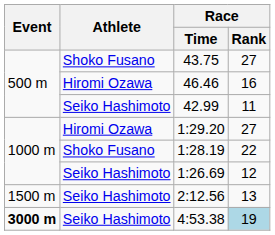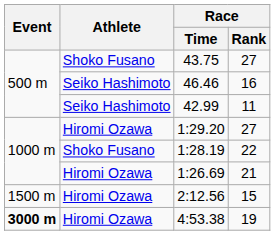(108, 84) Hiromi Ozawa -> (117, 84) Seiko Hashimoto
(117, 174) Seiko Hashimoto -> (108, 174) Hiromi Ozawa
(249, 174) 12 -> (249, 174) 21
(117, 196) Seiko Hashimoto -> (108, 196) Hiromi Ozawa
(249, 196) 13 -> (249, 196) 15
(117, 219) Seiko Hashimoto -> (108, 219) Hiromi Ozawa
(249, 219) lightblue background -> (249, 219) no background
